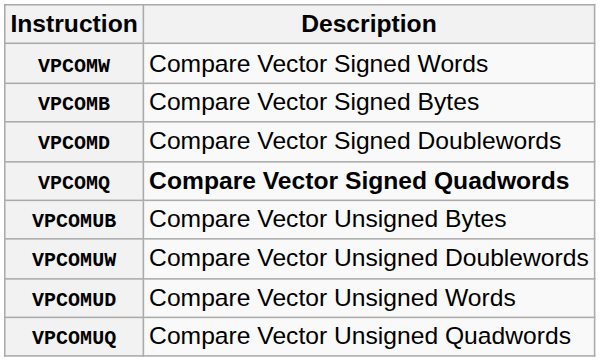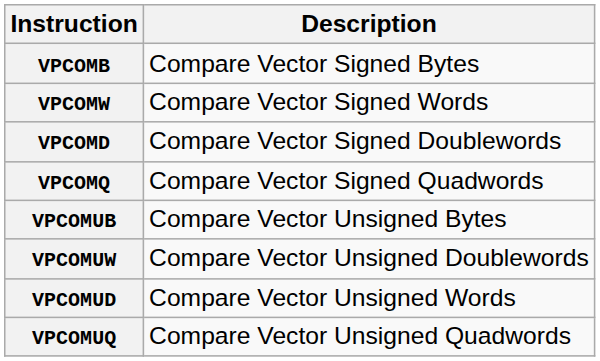rows swapped: (74, 105) <-> (74, 66)
(359, 180) bold -> (346, 180) normal
